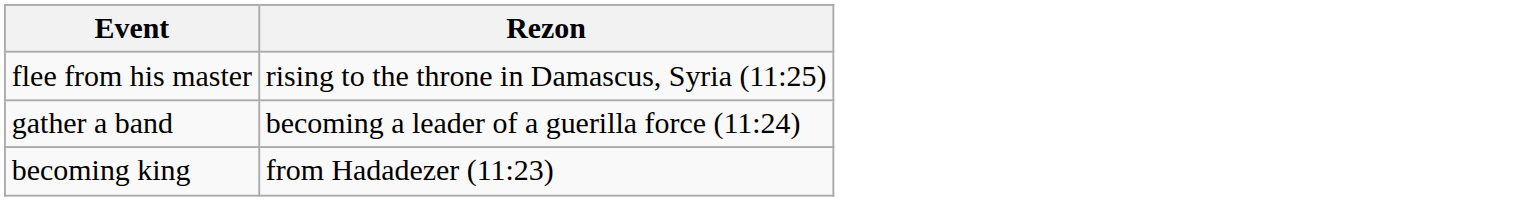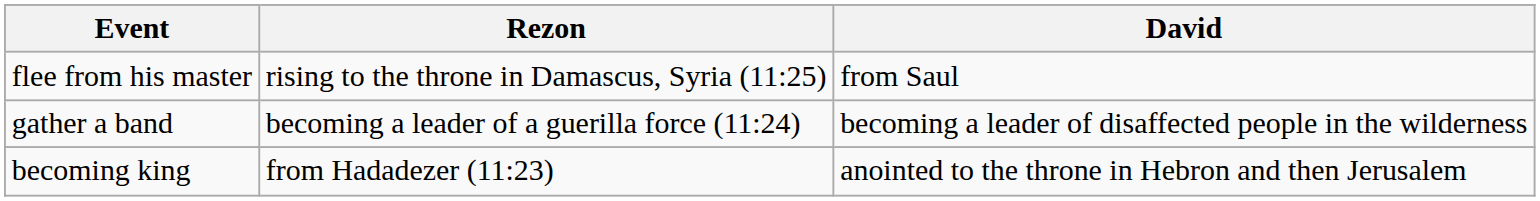+ column: (1184, 28)
